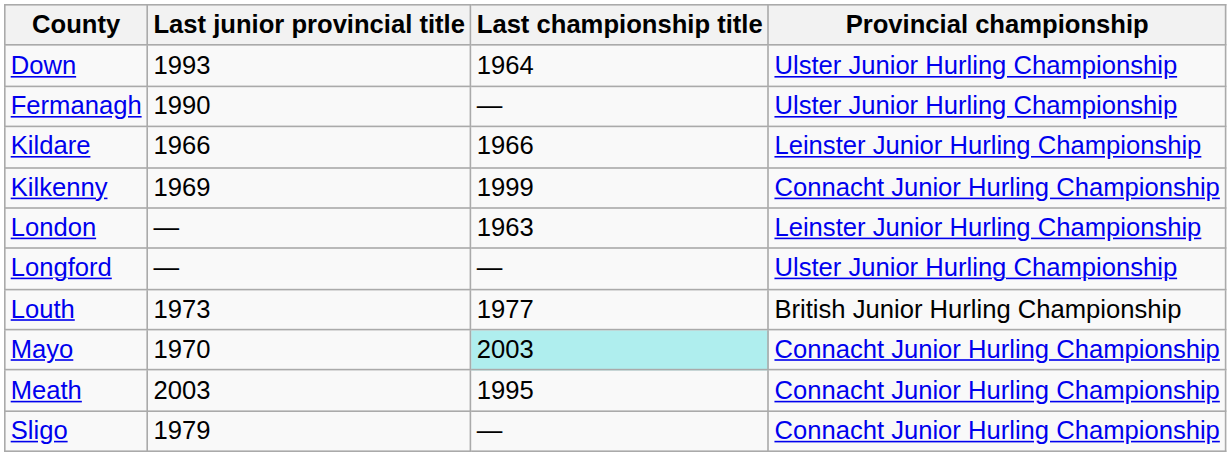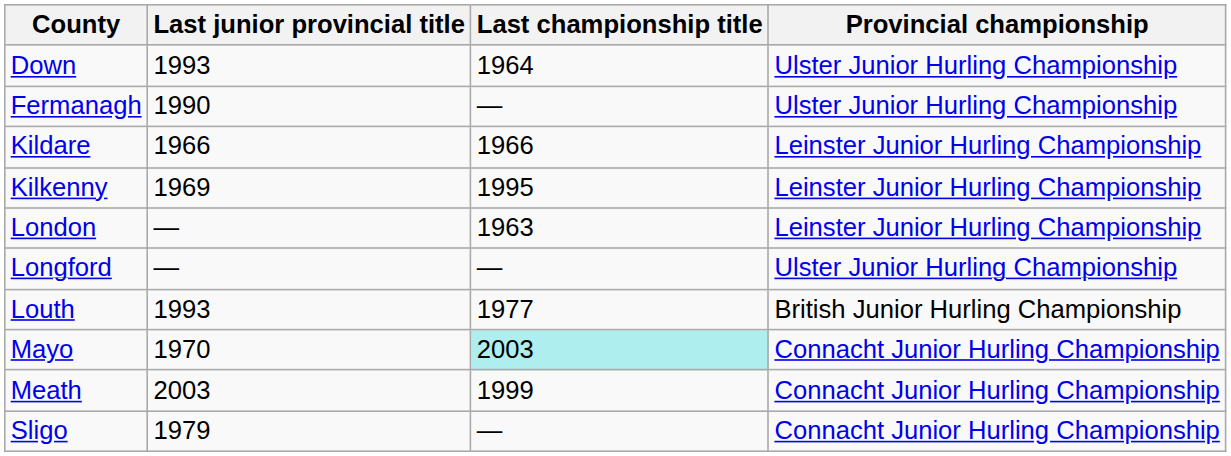(505, 187) 1999 -> (505, 187) 1995
(997, 187) Connacht Junior Hurling Championship -> (988, 187) Leinster Junior Hurling Championship
(182, 308) 1973 -> (182, 308) 1993
(505, 390) 1995 -> (505, 390) 1999
